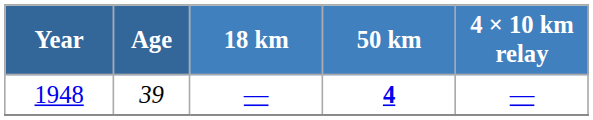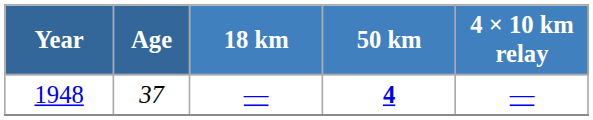(152, 94) 39 -> (152, 94) 37
